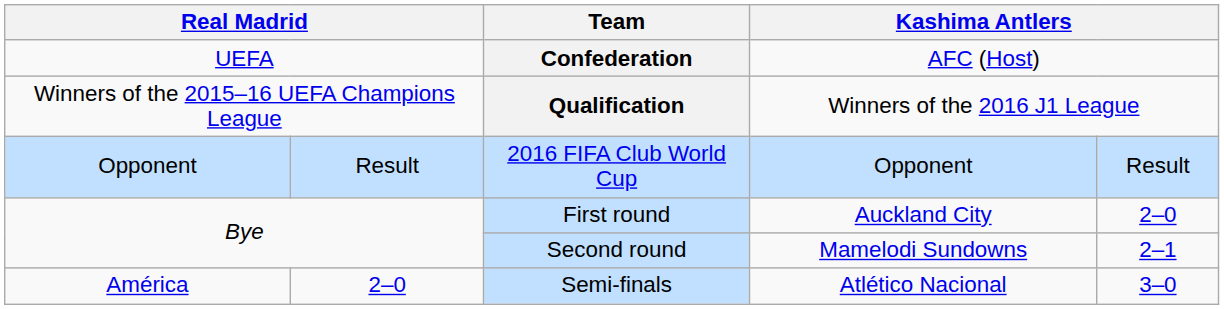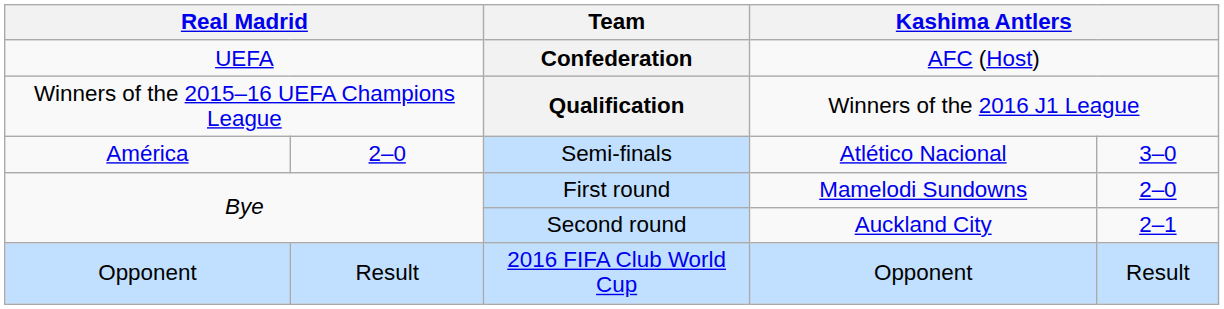rows swapped: (617, 166) <-> (617, 285)
(923, 214) Auckland City -> (923, 189) Mamelodi Sundowns
(923, 250) Mamelodi Sundowns -> (923, 225) Auckland City
